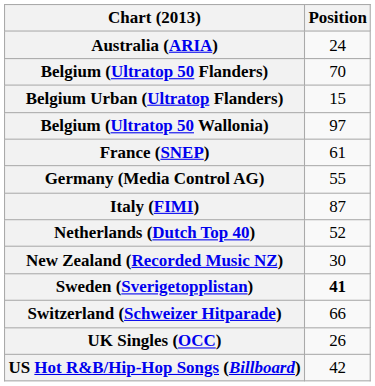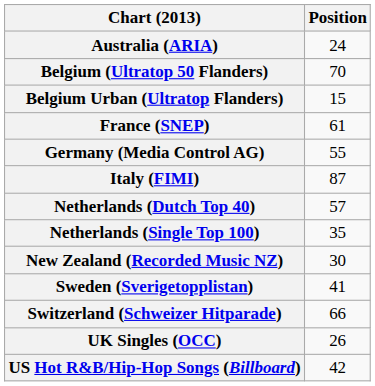- row: (155, 125)
(338, 233) 52 -> (338, 206) 57
+ row: (155, 233)
(338, 286) bold -> (338, 286) normal
